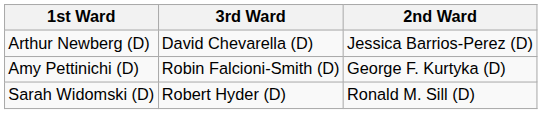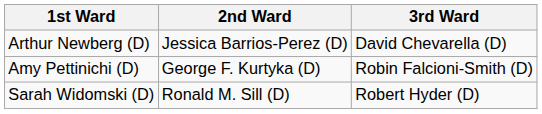columns swapped: (440, 17) <-> (251, 17)
